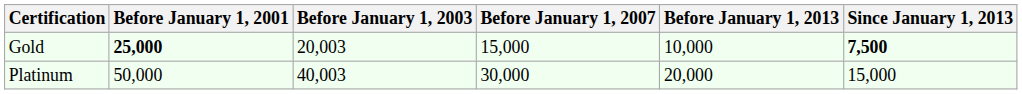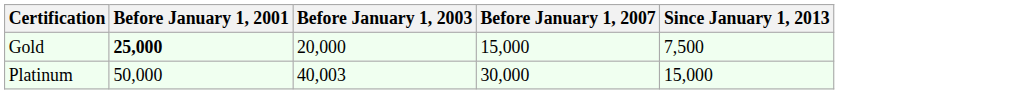- column: (752, 18)
(321, 46) 20,003 -> (321, 46) 20,000
(867, 46) bold -> (684, 46) normal
